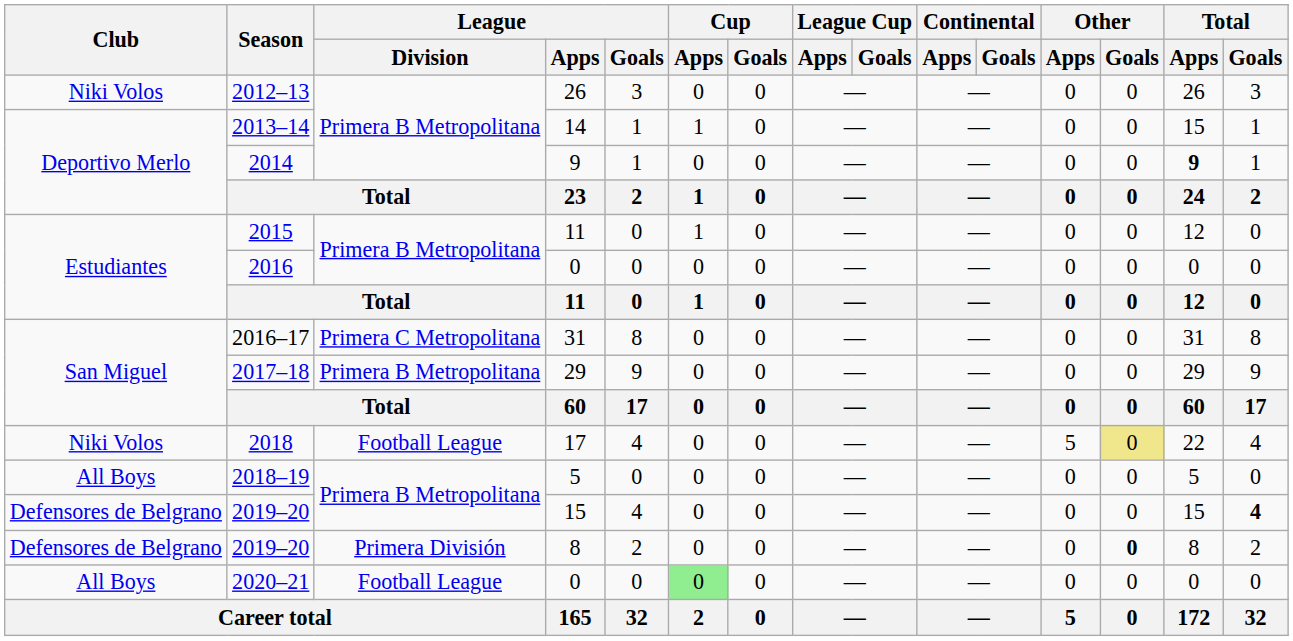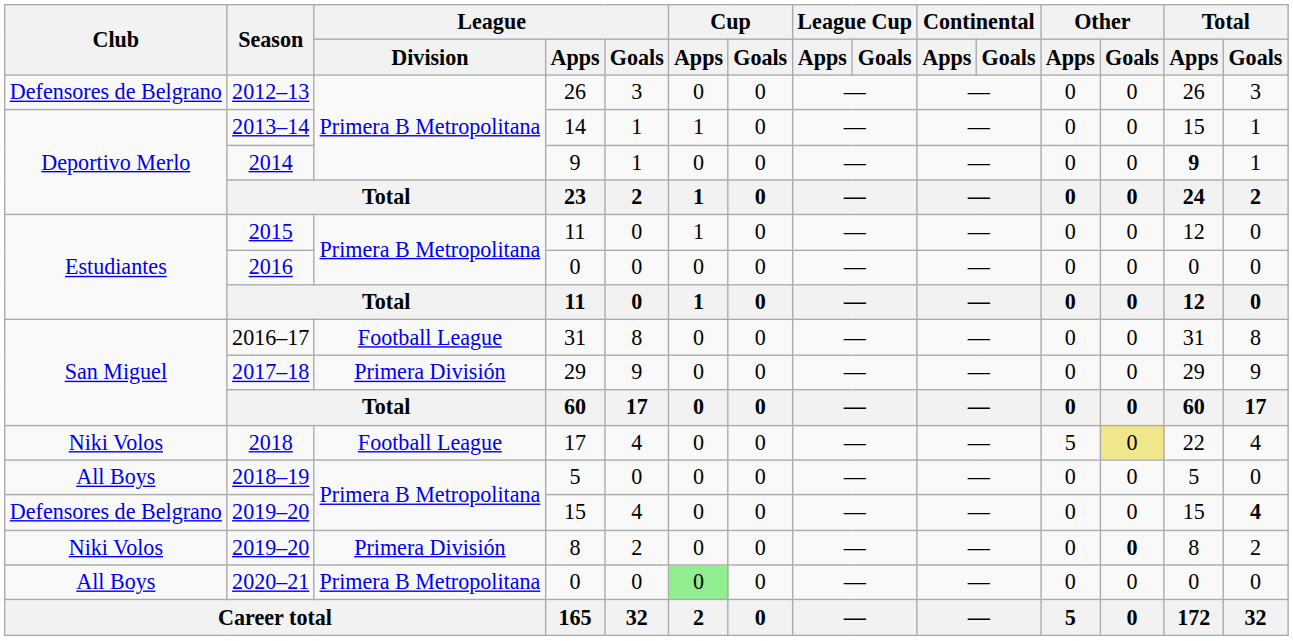(116, 92) Niki Volos -> (116, 92) Defensores de Belgrano
(430, 337) Primera C Metropolitana -> (430, 337) Football League
(430, 372) Primera B Metropolitana -> (430, 372) Primera División
(116, 547) Defensores de Belgrano -> (116, 547) Niki Volos
(430, 582) Football League -> (430, 582) Primera B Metropolitana
